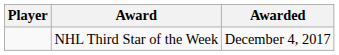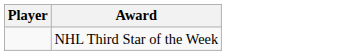- column: (278, 15)
